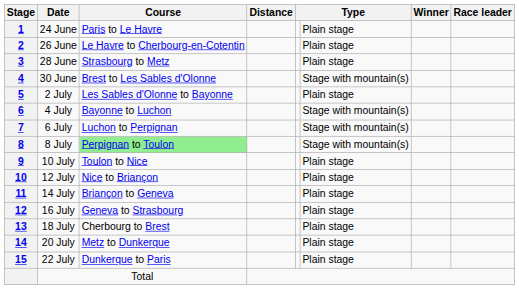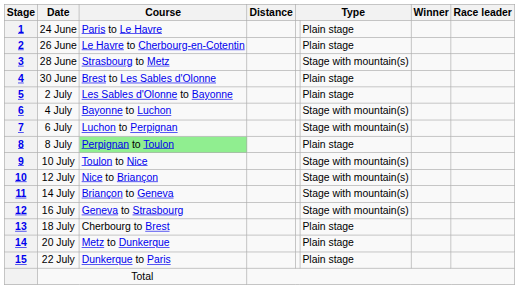(328, 62) Plain stage -> (356, 62) Stage with mountain(s)
(356, 78) Stage with mountain(s) -> (328, 78) Plain stage
(356, 144) Stage with mountain(s) -> (328, 144) Plain stage
(328, 161) Plain stage -> (356, 161) Stage with mountain(s)
(328, 177) Plain stage -> (356, 177) Stage with mountain(s)
(328, 194) Plain stage -> (356, 194) Stage with mountain(s)
(328, 210) Plain stage -> (356, 210) Stage with mountain(s)
